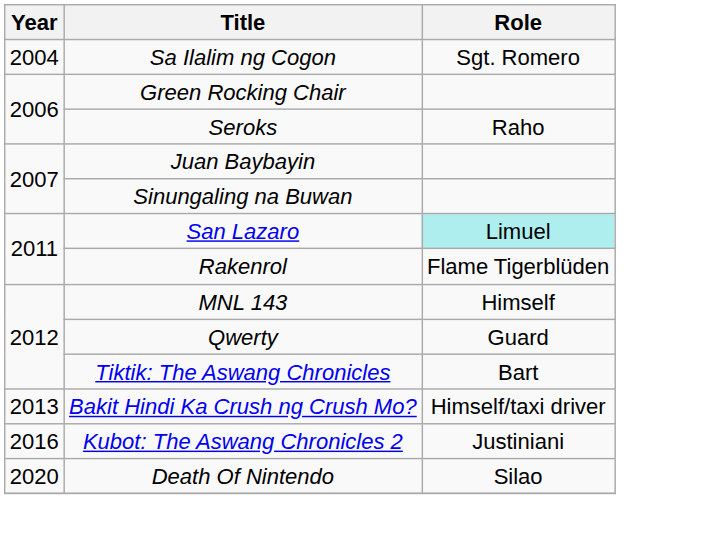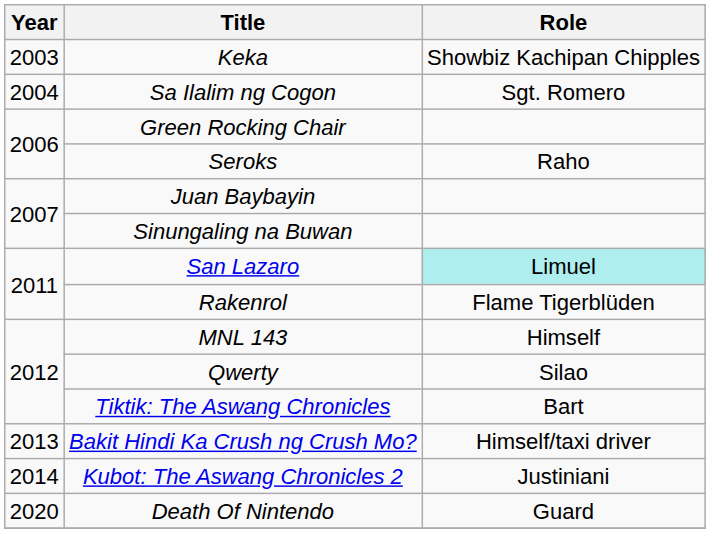+ row: (243, 57)
(518, 336) Guard -> (563, 371) Silao
(34, 441) 2016 -> (34, 476) 2014
(518, 476) Silao -> (563, 511) Guard
